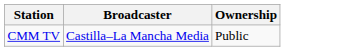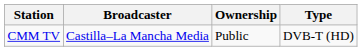+ column: (318, 14)
